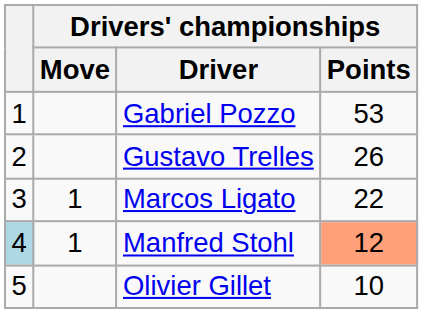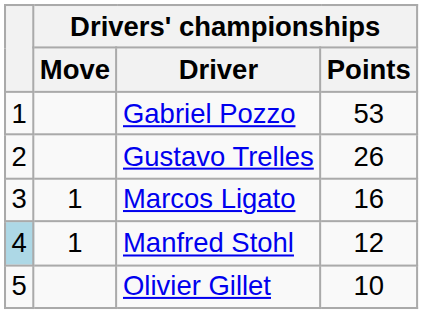(369, 199) 22 -> (369, 199) 16
(369, 243) lightsalmon background -> (369, 243) no background
